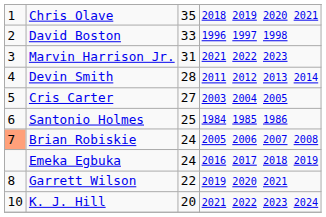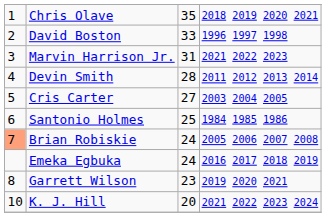(188, 181) 22 -> (188, 181) 23
